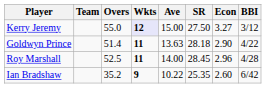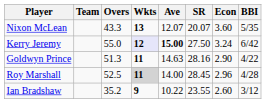+ row: (37, 28)
(172, 28) normal -> (172, 43) bold
(223, 28) 3.27 -> (223, 43) 3.24
(250, 28) 3/12 -> (250, 43) 6/42
(113, 43) 51.4 -> (113, 59) 51.3
(172, 43) 13.63 -> (172, 59) 14.63
(199, 43) 28.18 -> (199, 59) 28.16
(138, 59) no background -> (138, 75) lightgrey background
(199, 75) 25.35 -> (199, 91) 23.55
(250, 75) 6/42 -> (250, 91) 3/12
